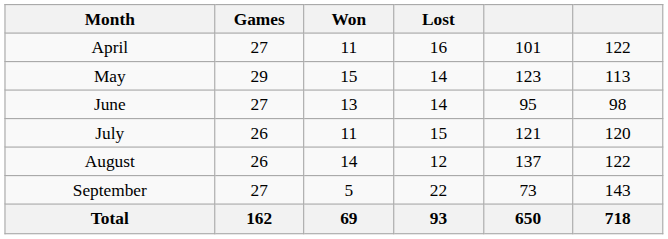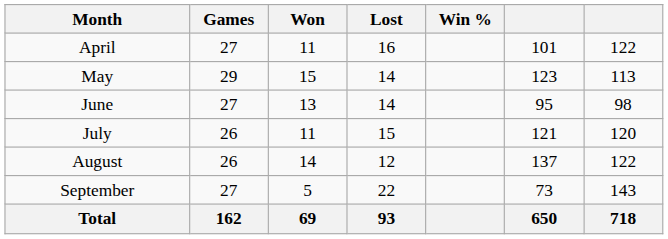+ column: (465, 18)
